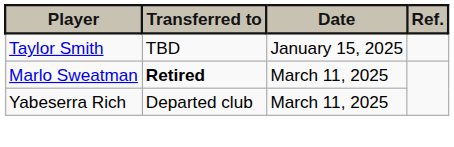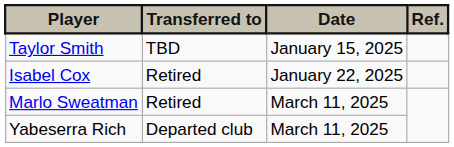+ row: (50, 75)
(175, 75) bold -> (174, 102) normal
